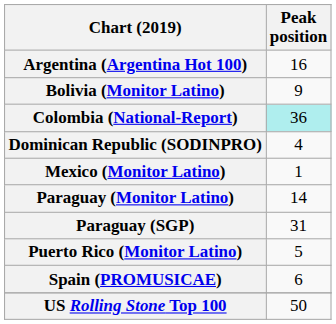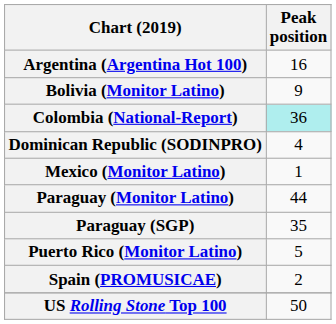(298, 198) 14 -> (298, 198) 44
(298, 225) 31 -> (298, 225) 35
(298, 279) 6 -> (298, 279) 2
